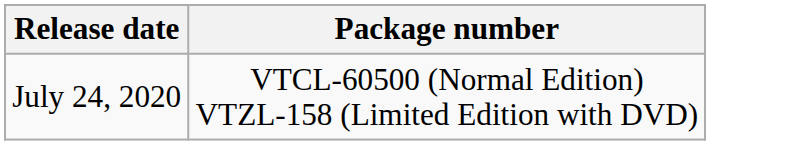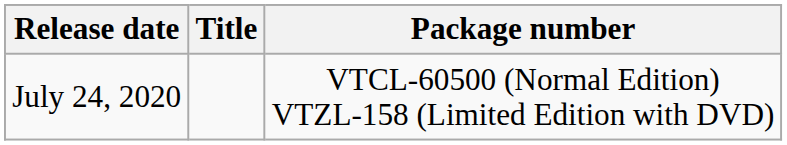+ column: (226, 29)
